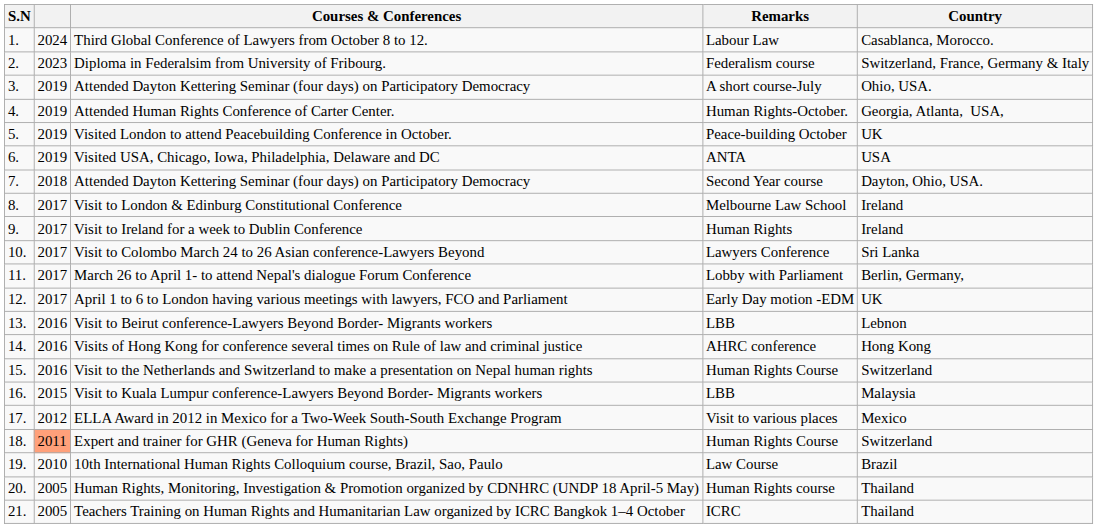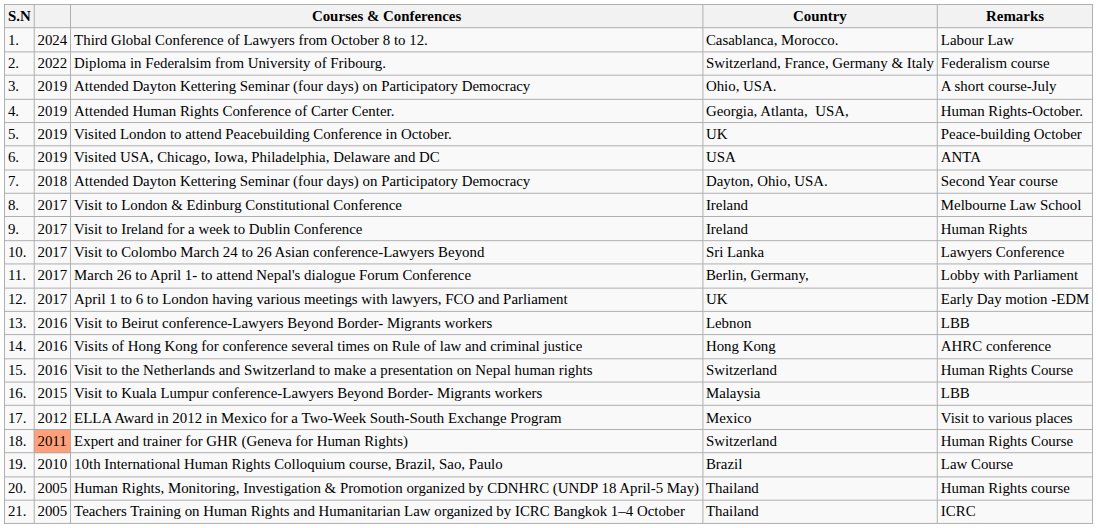columns swapped: (975, 16) <-> (780, 16)
(52, 63) 2023 -> (52, 63) 2022
